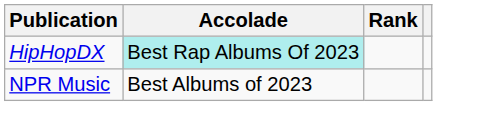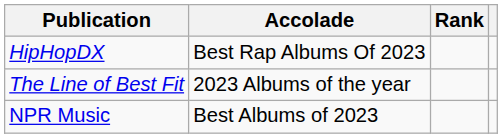(243, 52) paleturquoise background -> (309, 52) no background
+ row: (97, 84)
